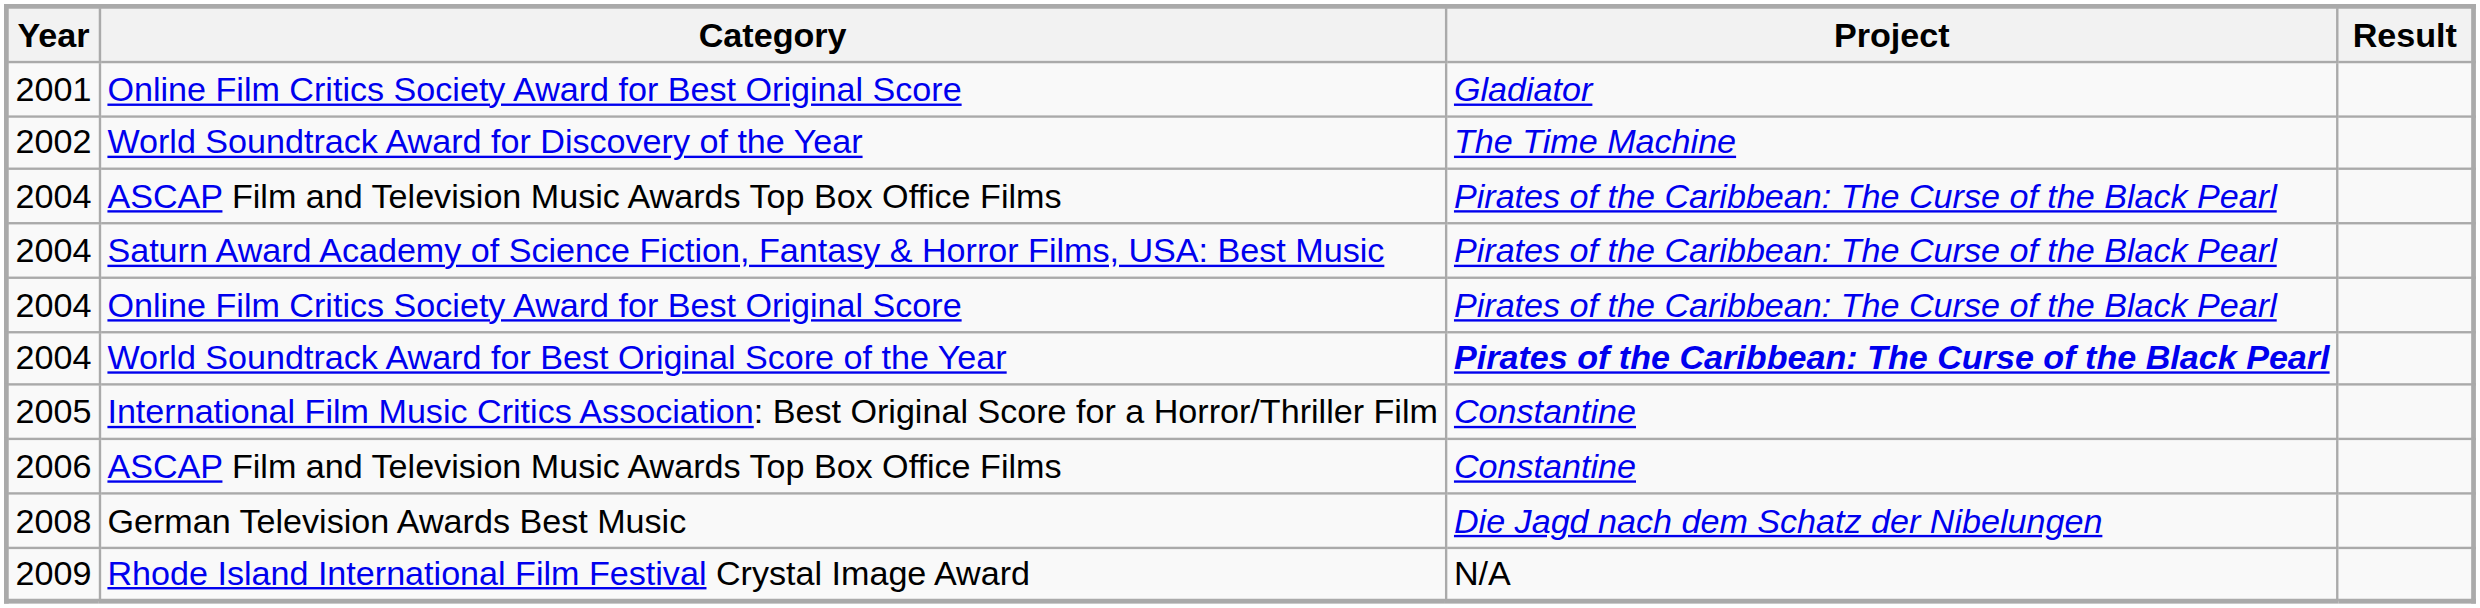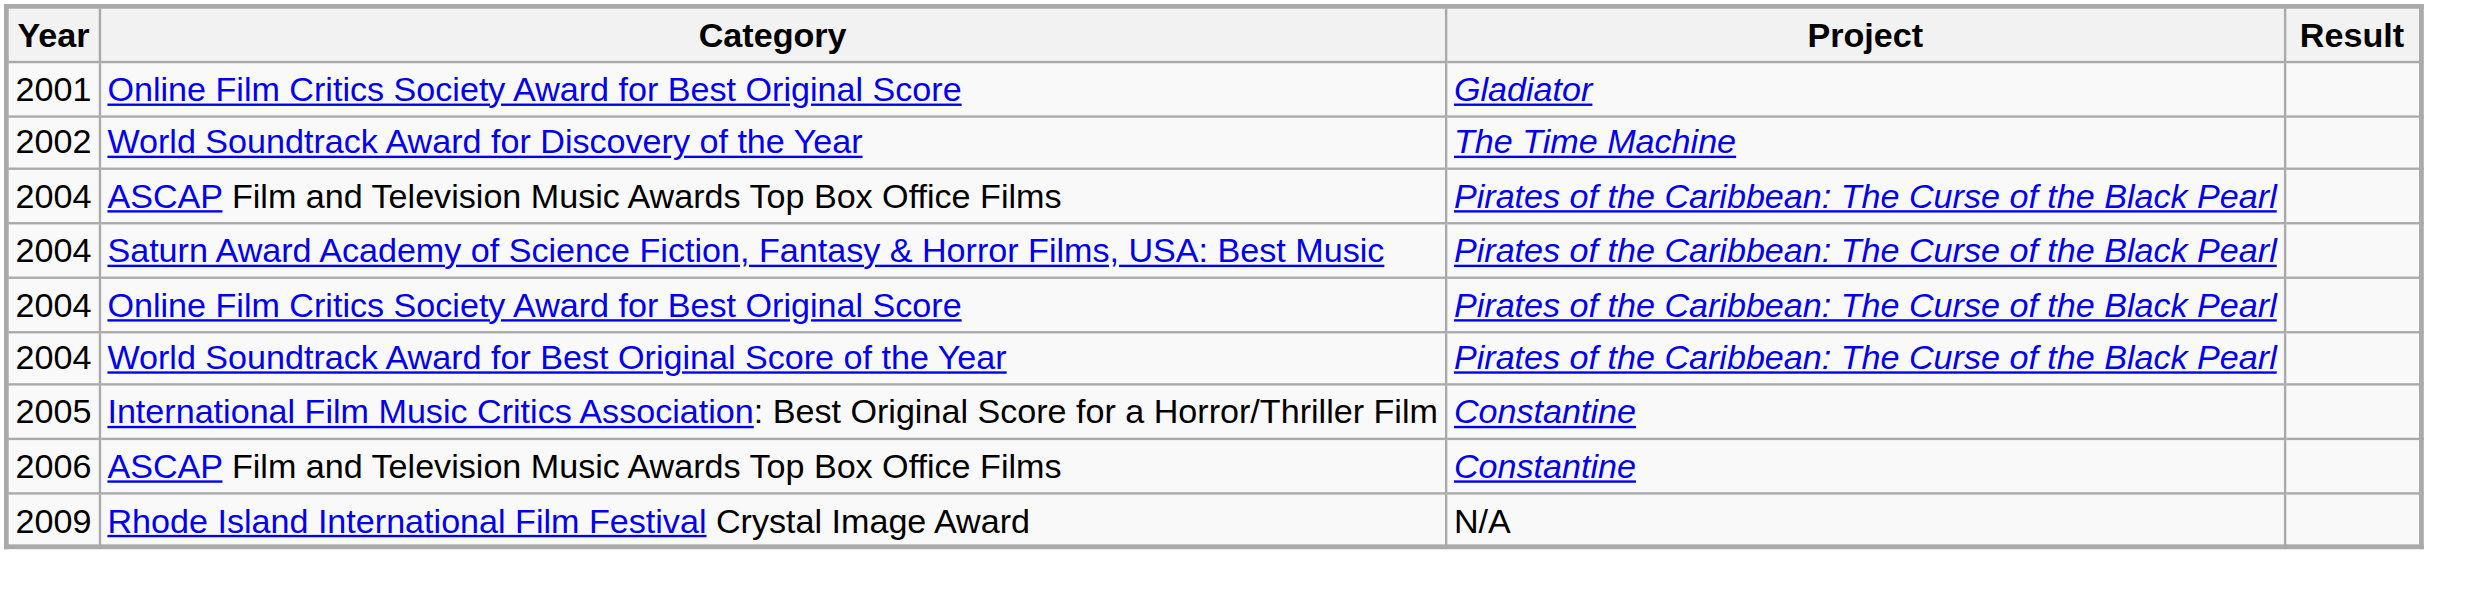(1892, 358) bold -> (1865, 358) normal
- row: (53, 520)
